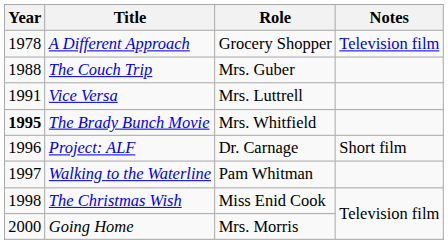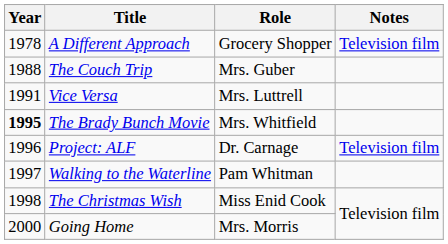(373, 148) Short film -> (389, 148) Television film
